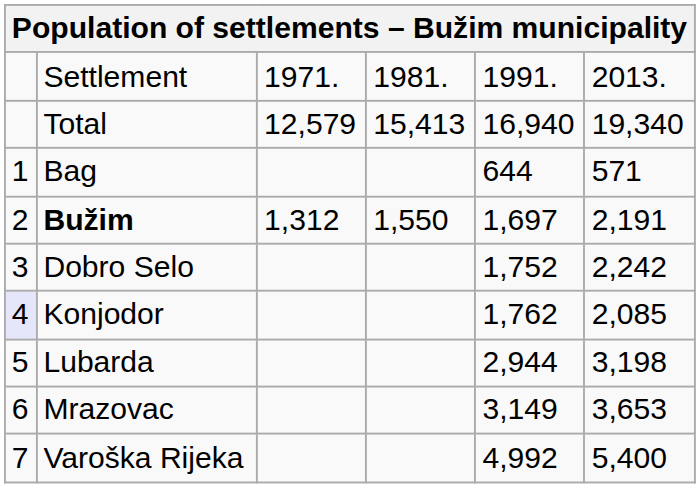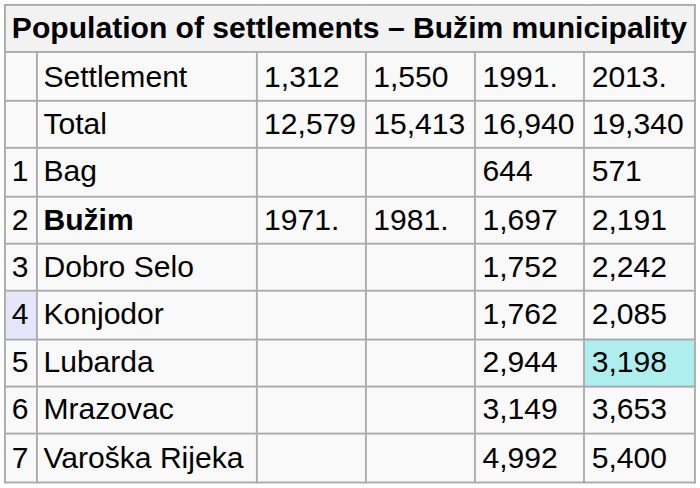(302, 76) 1971. -> (302, 76) 1,312
(411, 76) 1981. -> (411, 76) 1,550
(302, 219) 1,312 -> (302, 219) 1971.
(411, 219) 1,550 -> (411, 219) 1981.
(629, 362) no background -> (629, 362) paleturquoise background
